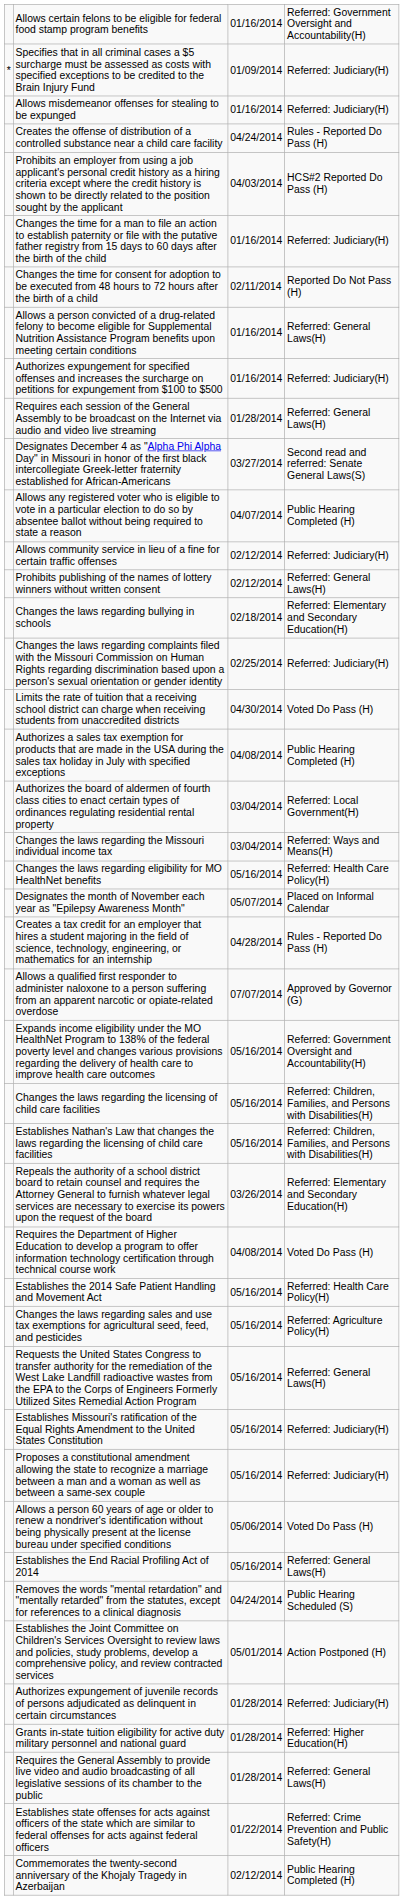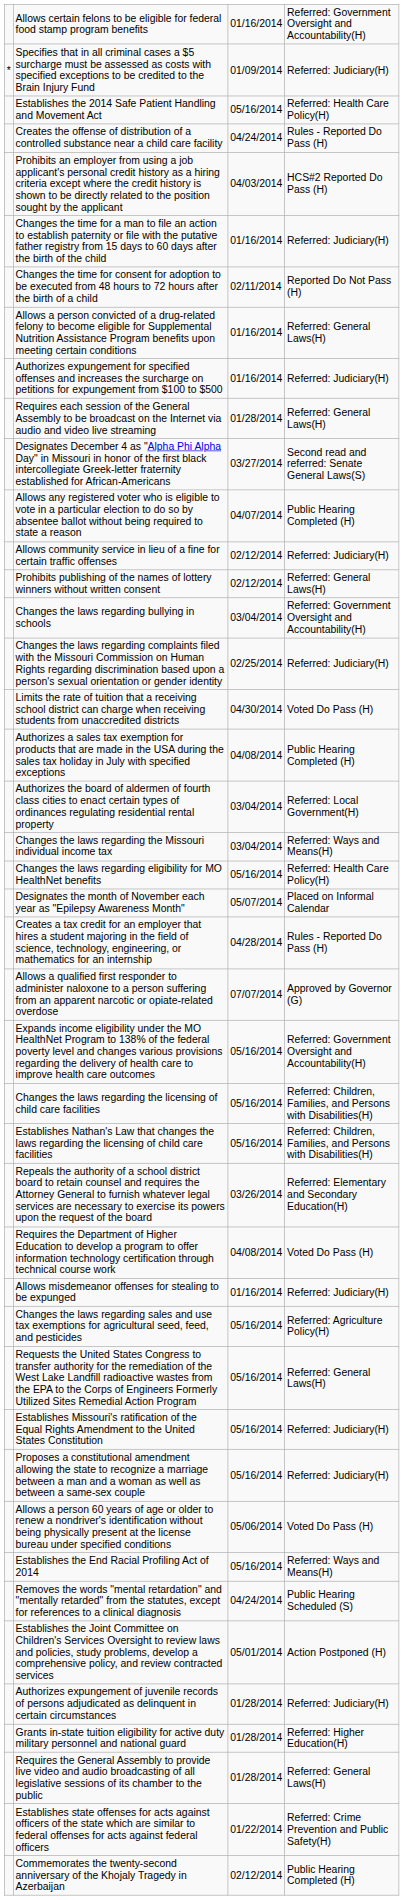rows swapped: (117, 110) <-> (116, 1292)
(256, 618) 02/18/2014 -> (256, 618) 03/04/2014
(337, 618) Referred: Elementary and Secondary Education(H) -> (339, 618) Referred: Government Oversight and Accountability(H)
(329, 1566) Referred: General Laws(H) -> (333, 1566) Referred: Ways and Means(H)
